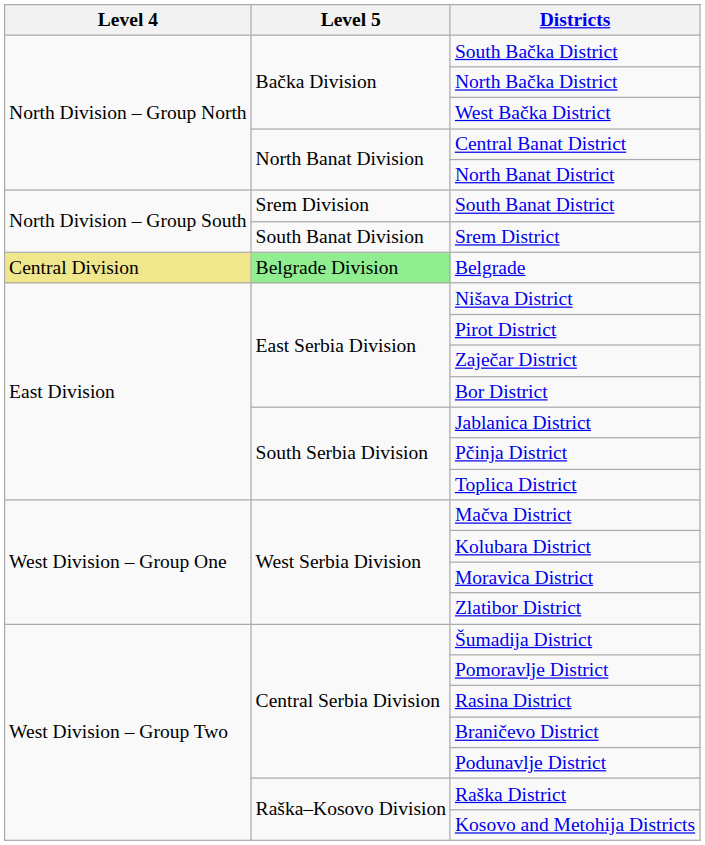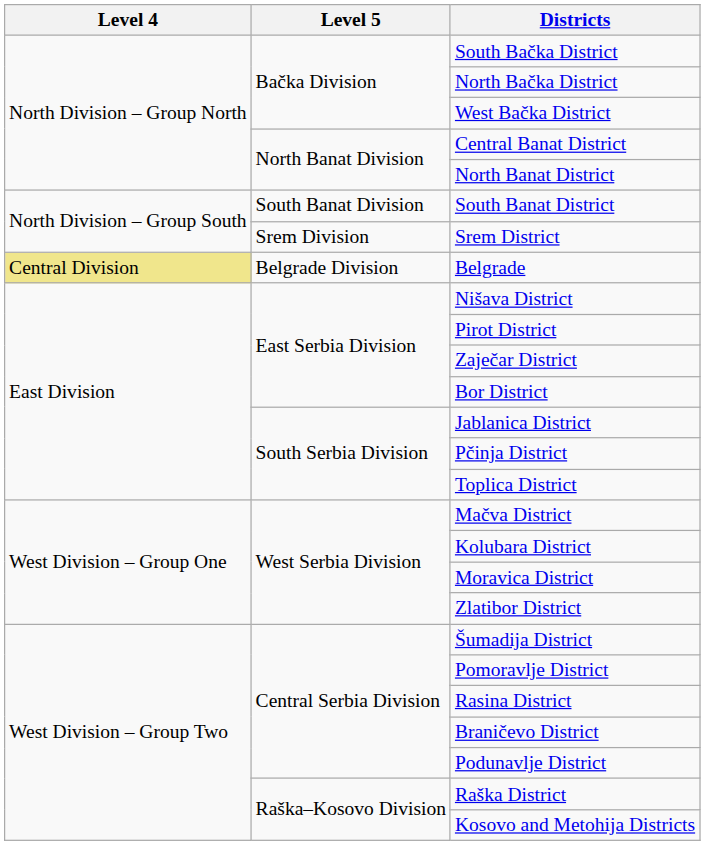(312, 205) Srem Division -> (340, 205) South Banat Division
(340, 236) South Banat Division -> (312, 236) Srem Division
(327, 267) lightgreen background -> (327, 267) no background
